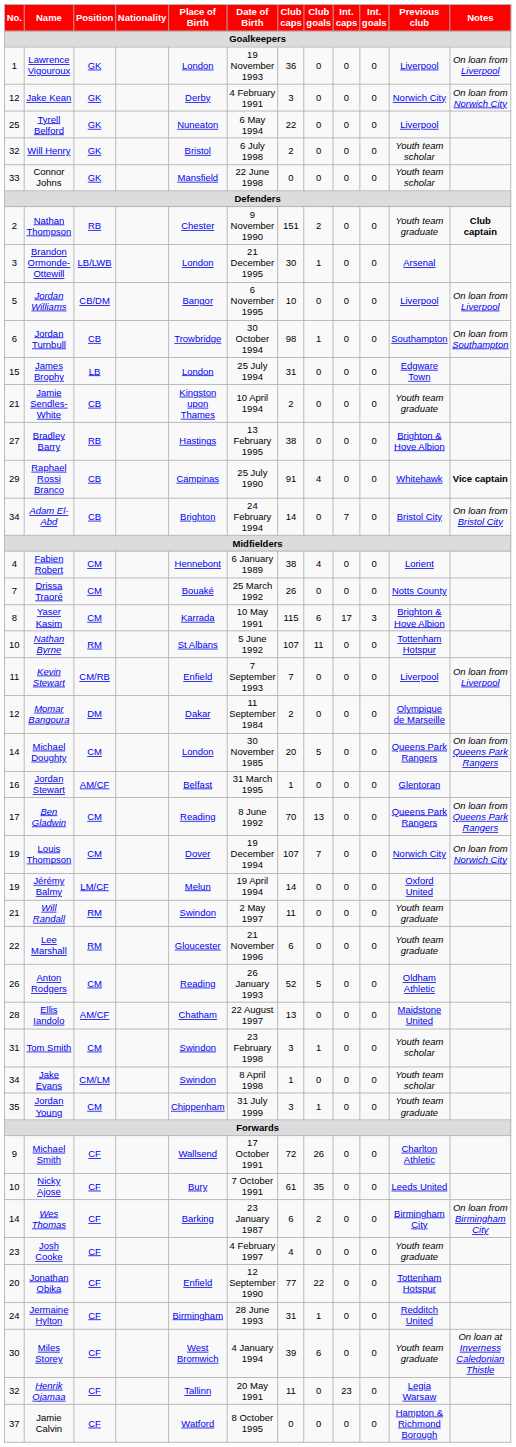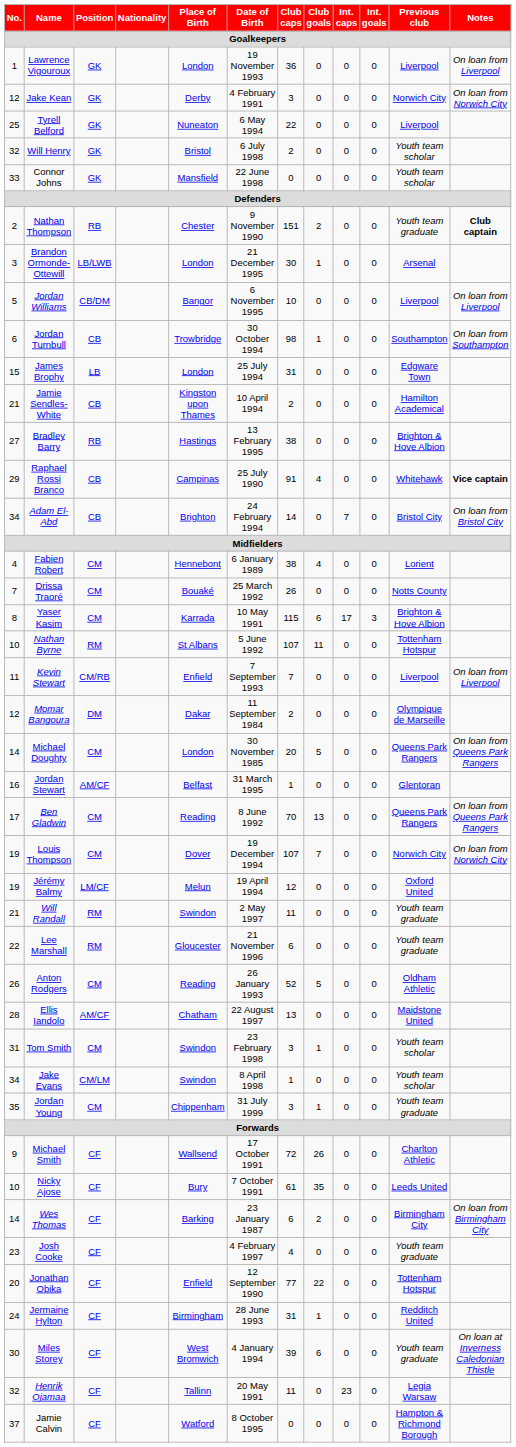(419, 403) Youth team graduate -> (419, 403) Hamilton Academical
(291, 887) 14 -> (291, 887) 12
